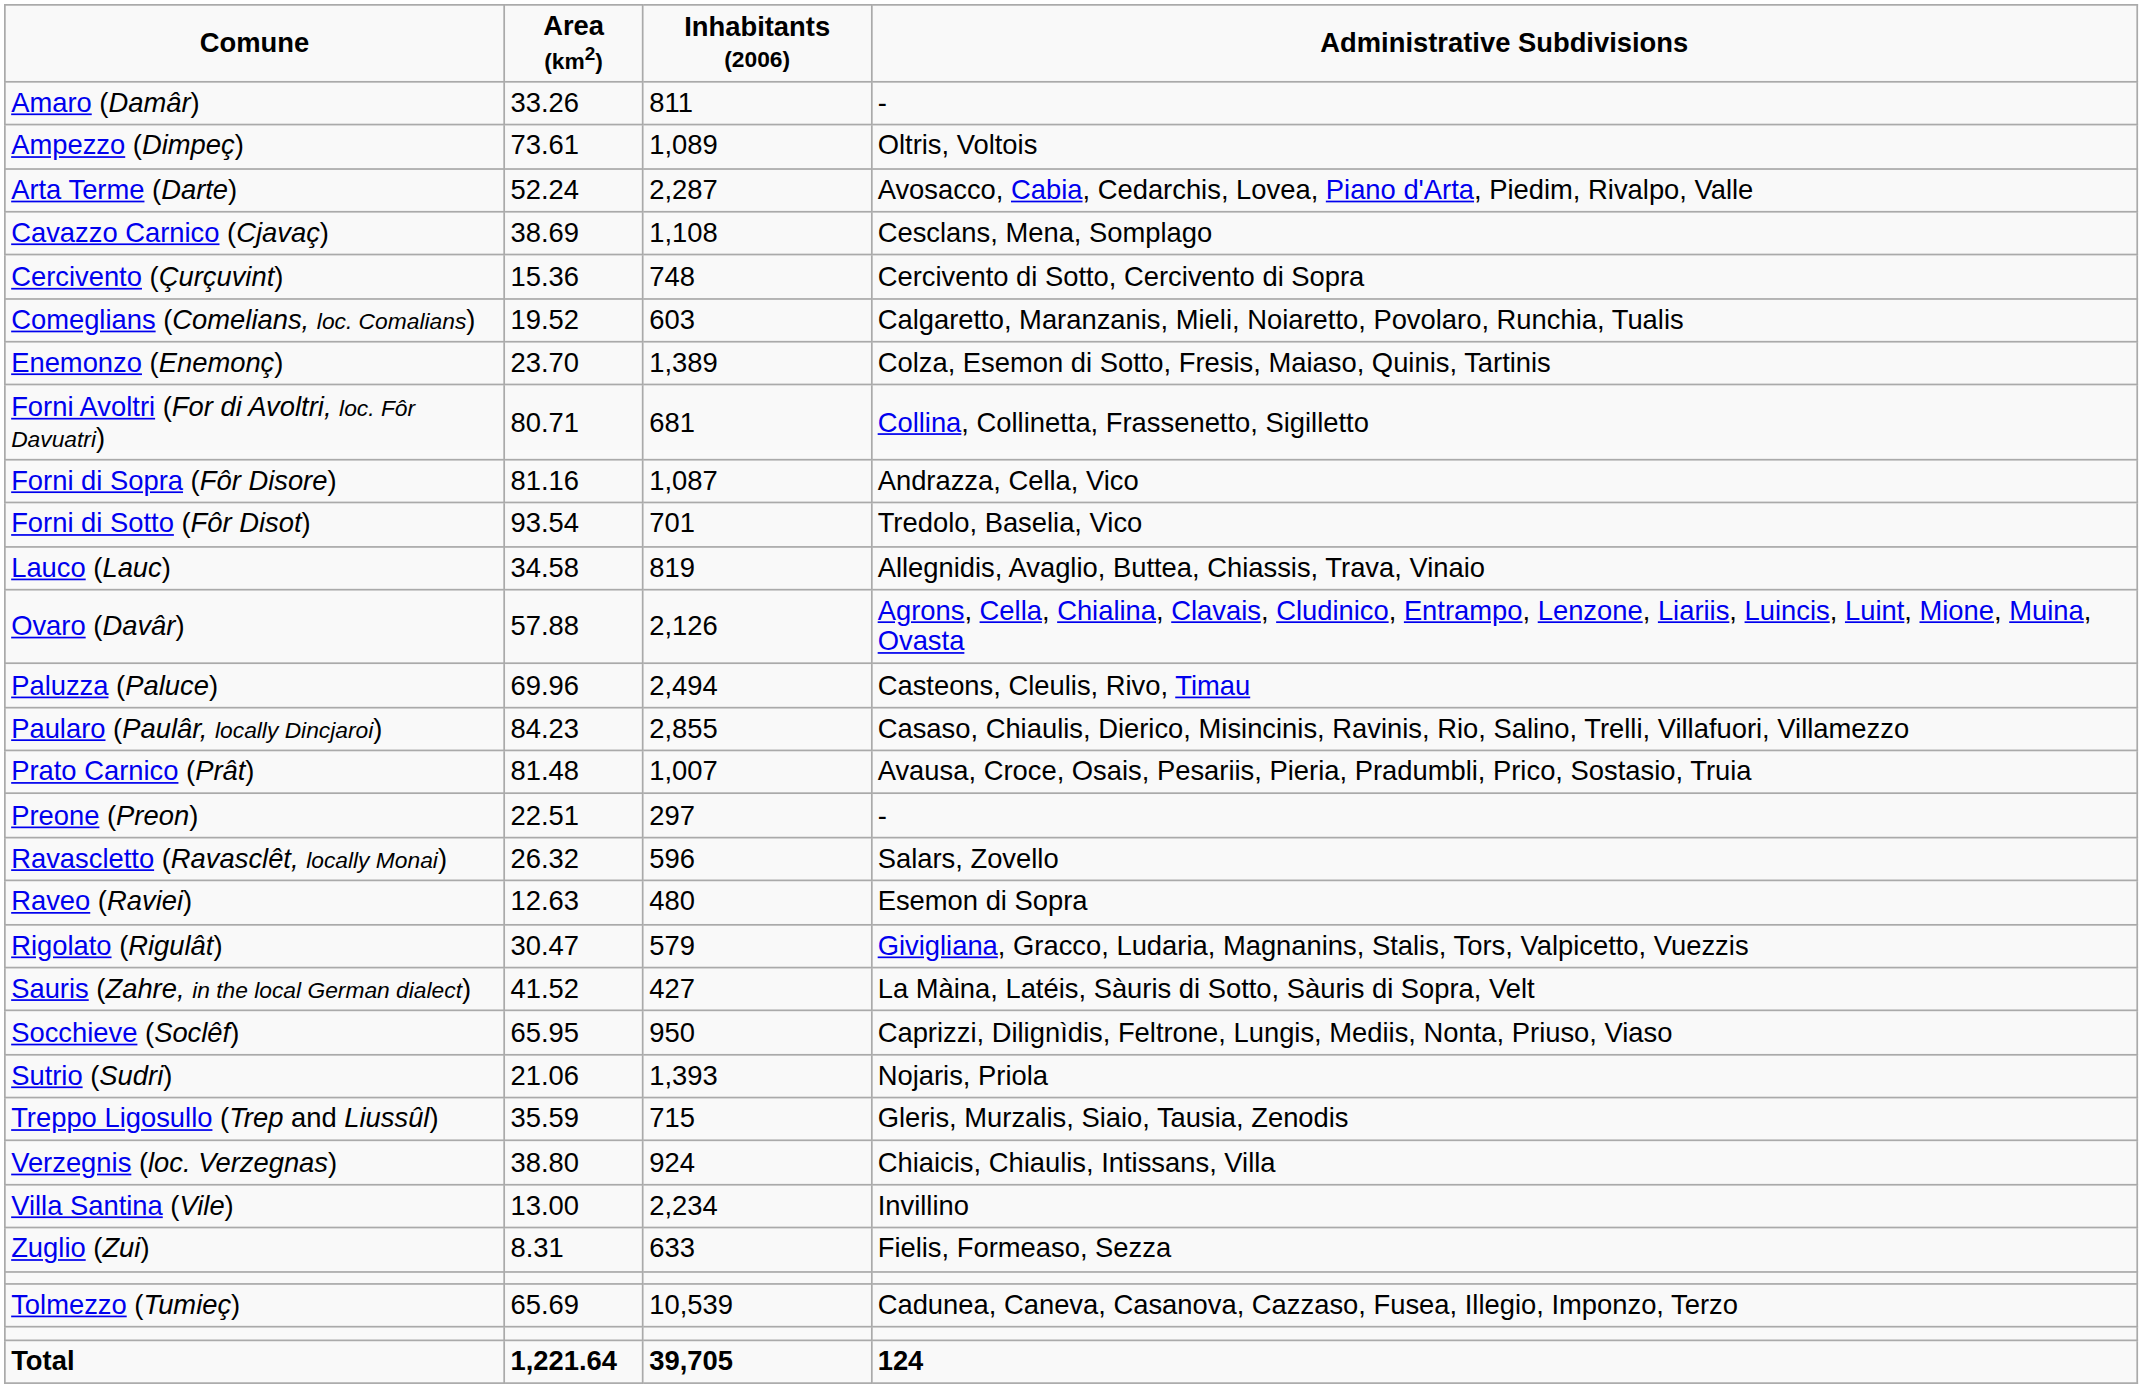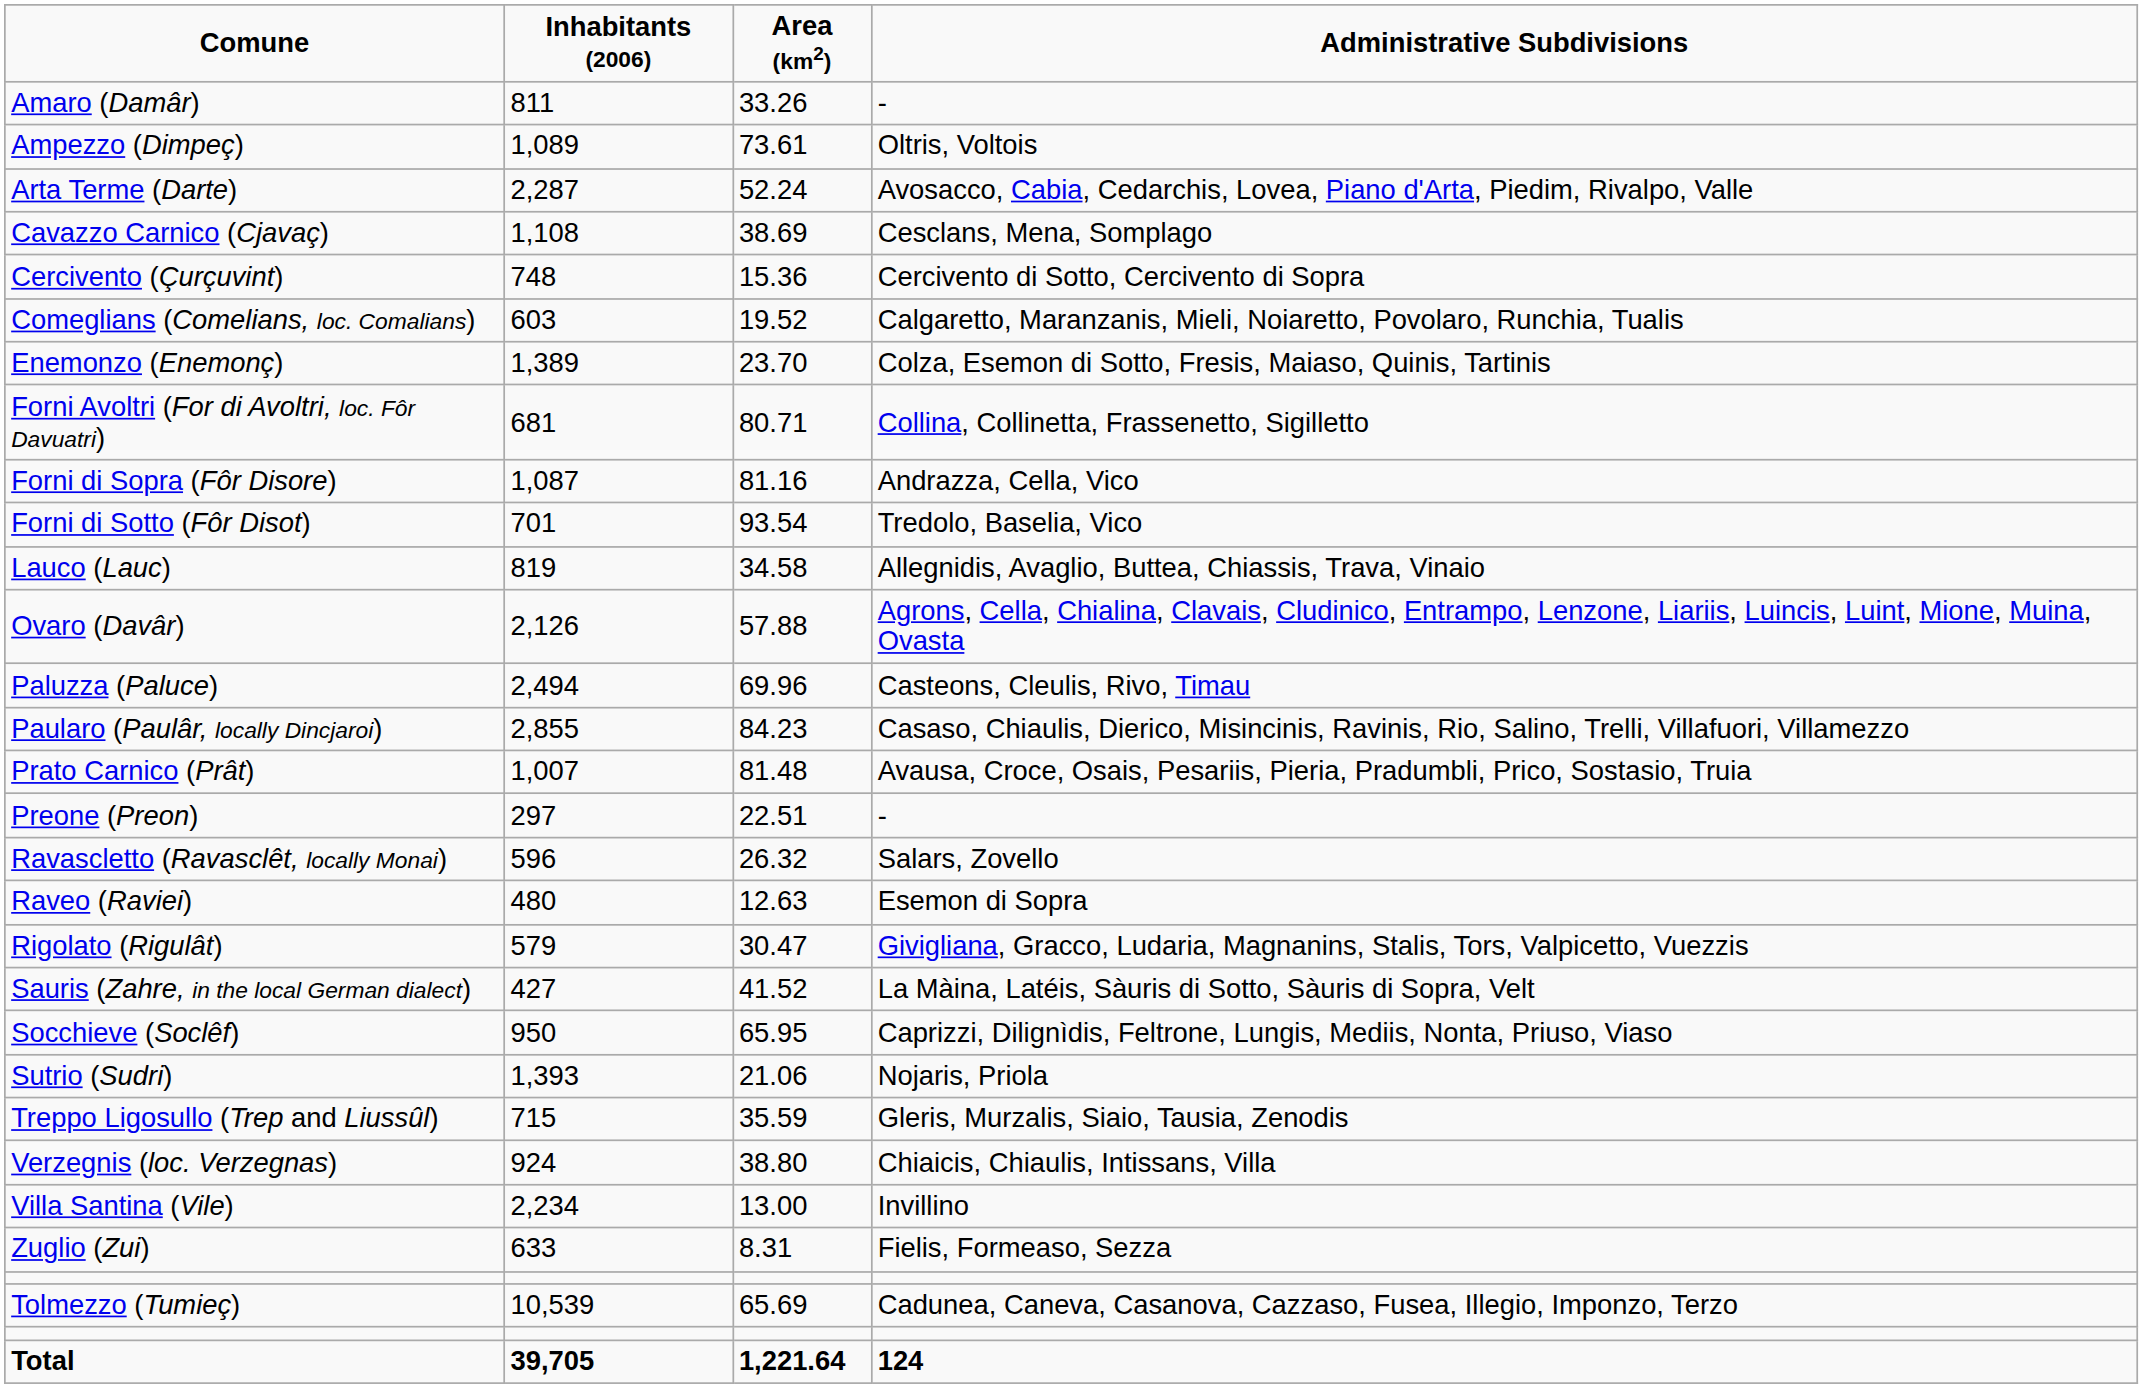columns swapped: (757, 42) <-> (574, 42)
